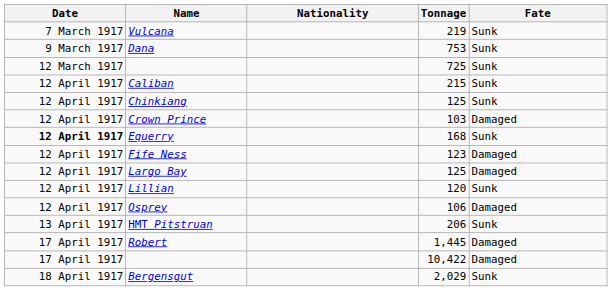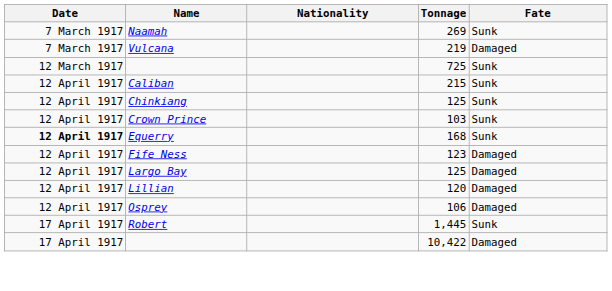+ row: (148, 31)
(484, 31) Sunk -> (494, 48) Damaged
- row: (141, 48)
(494, 119) Damaged -> (484, 119) Sunk
(484, 189) Sunk -> (494, 189) Damaged
- row: (171, 224)
(494, 242) Damaged -> (484, 224) Sunk
- row: (161, 277)
